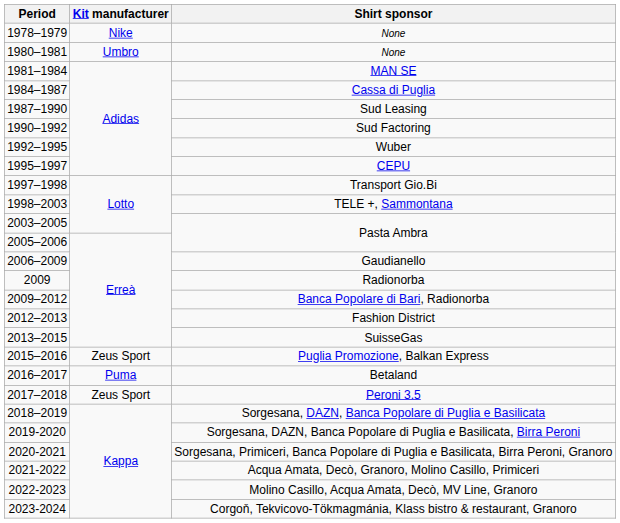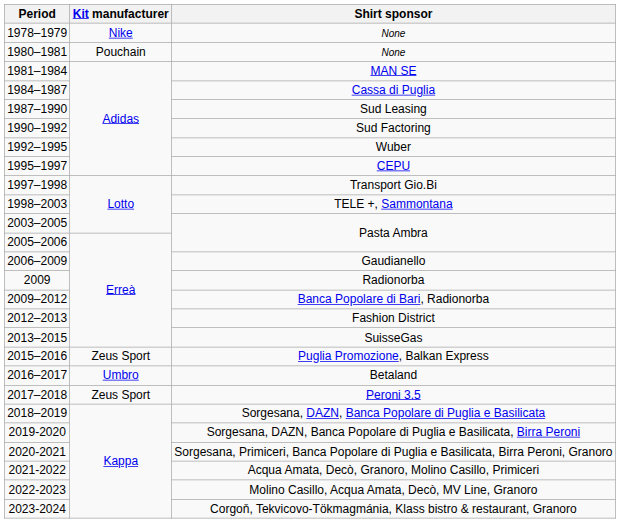(121, 52) Umbro -> (121, 52) Pouchain
(121, 375) Puma -> (121, 375) Umbro
